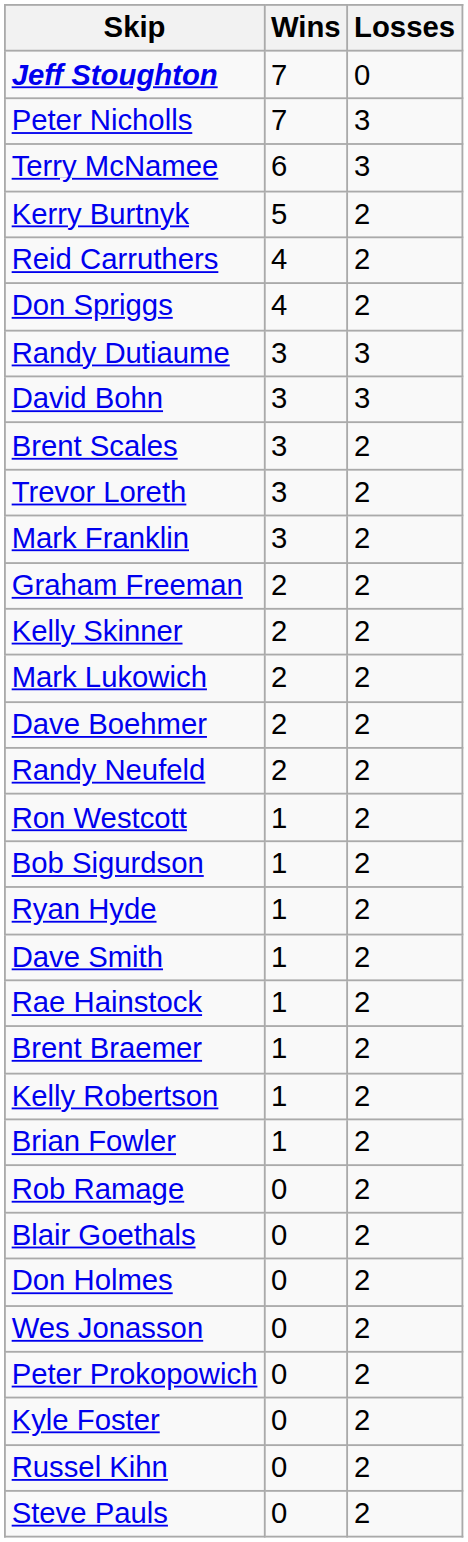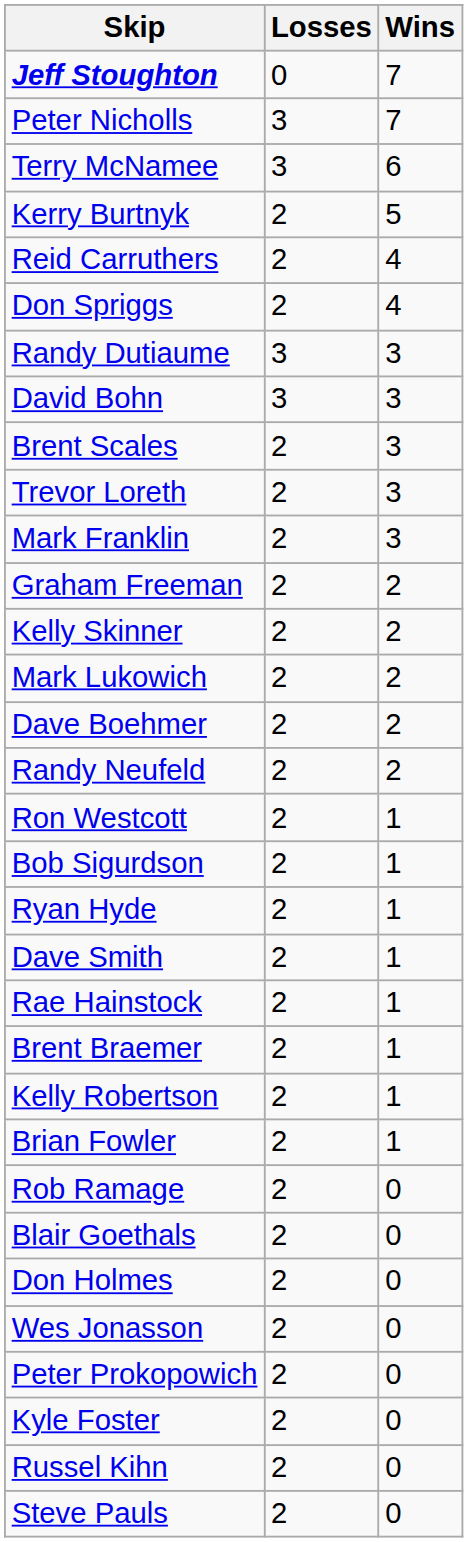columns swapped: (306, 27) <-> (405, 27)
